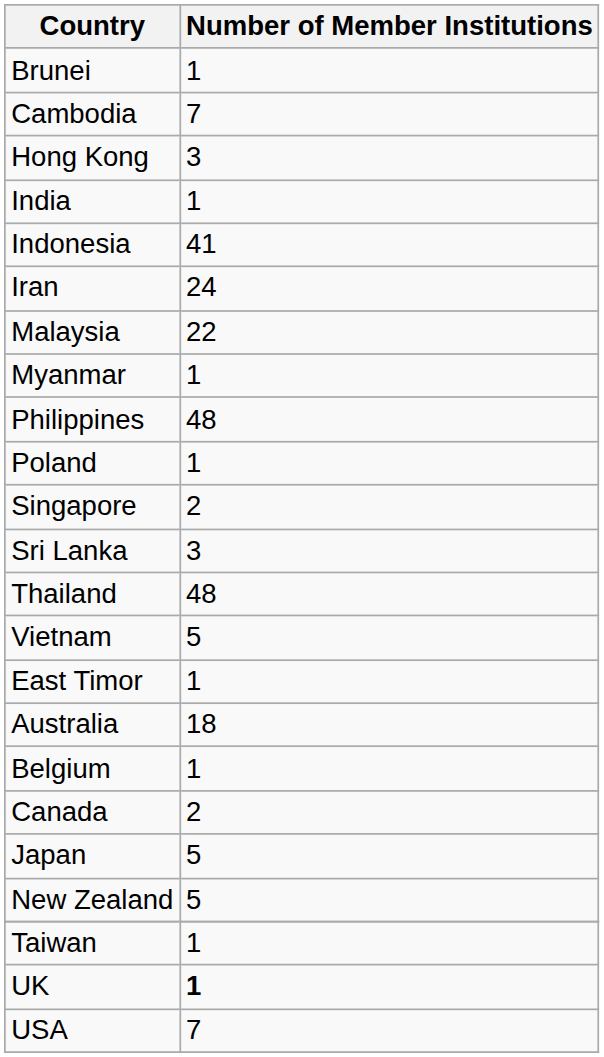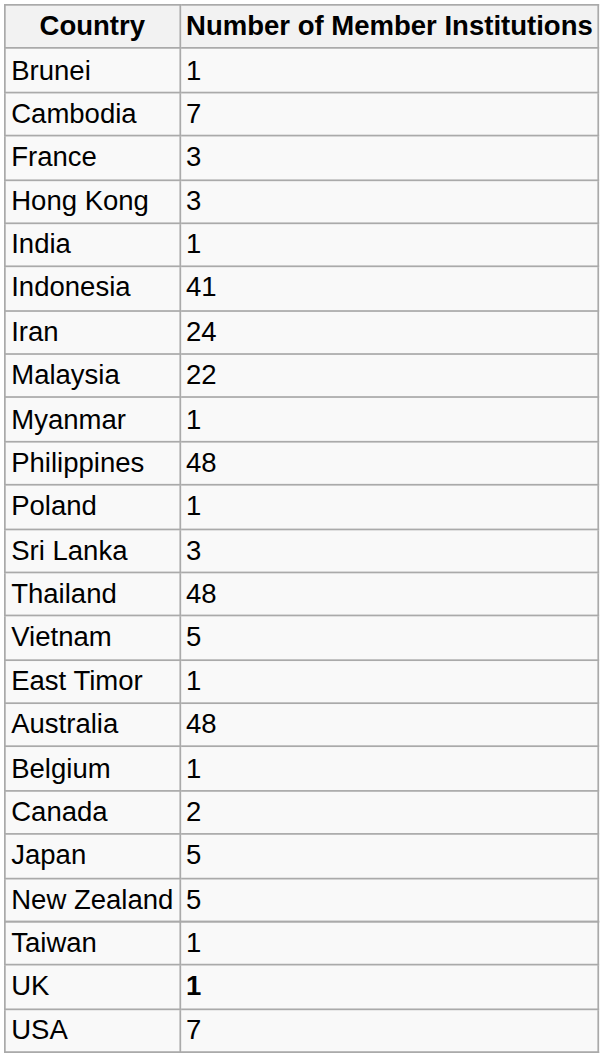+ row: (54, 157)
- row: (74, 506)
(201, 724) 18 -> (201, 724) 48
